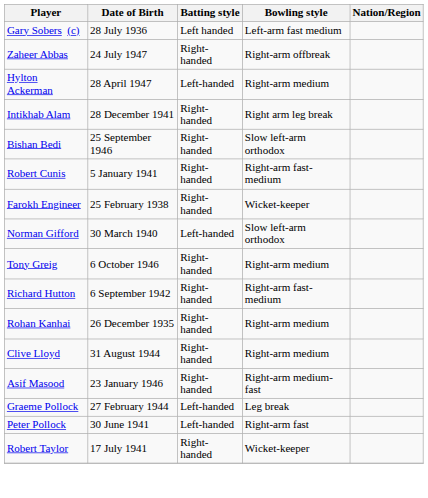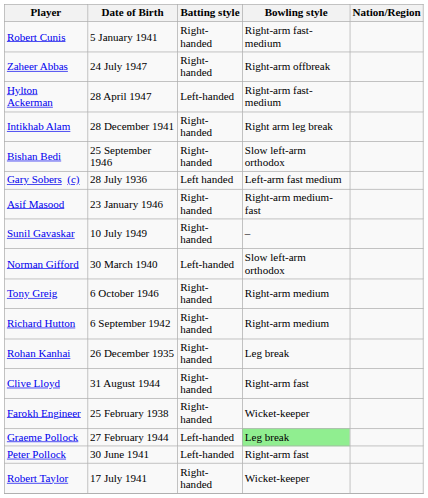rows swapped: (43, 30) <-> (36, 174)
(287, 84) Right-arm medium -> (279, 96) Right-arm fast-medium
rows swapped: (44, 204) <-> (36, 383)
+ row: (41, 234)
(279, 293) Right-arm fast-medium -> (287, 323) Right-arm medium
(287, 323) Right-arm medium -> (267, 353) Leg break
(287, 353) Right-arm medium -> (277, 383) Right-arm fast
(267, 407) no background -> (267, 437) lightgreen background
